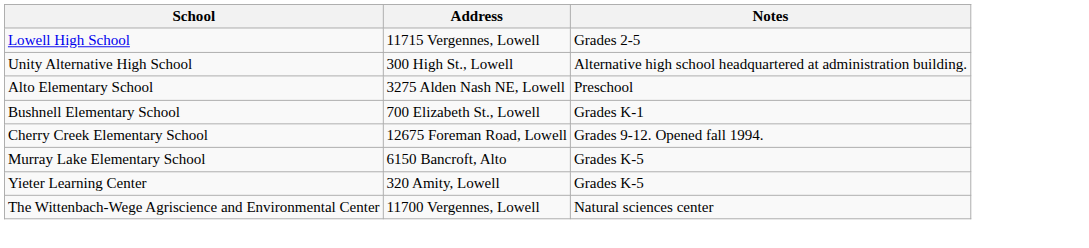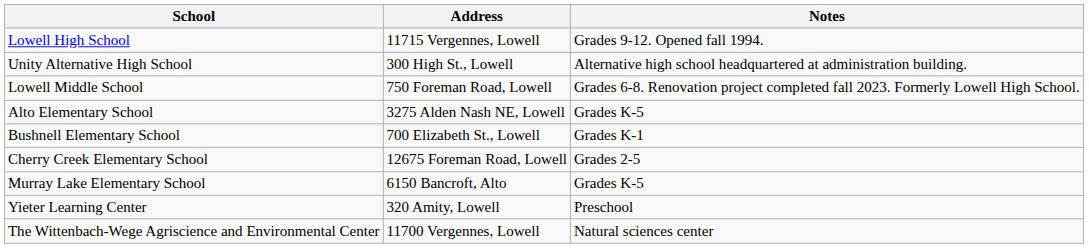(607, 40) Grades 2-5 -> (669, 40) Grades 9-12. Opened fall 1994.
+ row: (76, 87)
(604, 87) Preschool -> (609, 111) Grades K-5
(669, 135) Grades 9-12. Opened fall 1994. -> (607, 159) Grades 2-5
(609, 183) Grades K-5 -> (604, 207) Preschool
